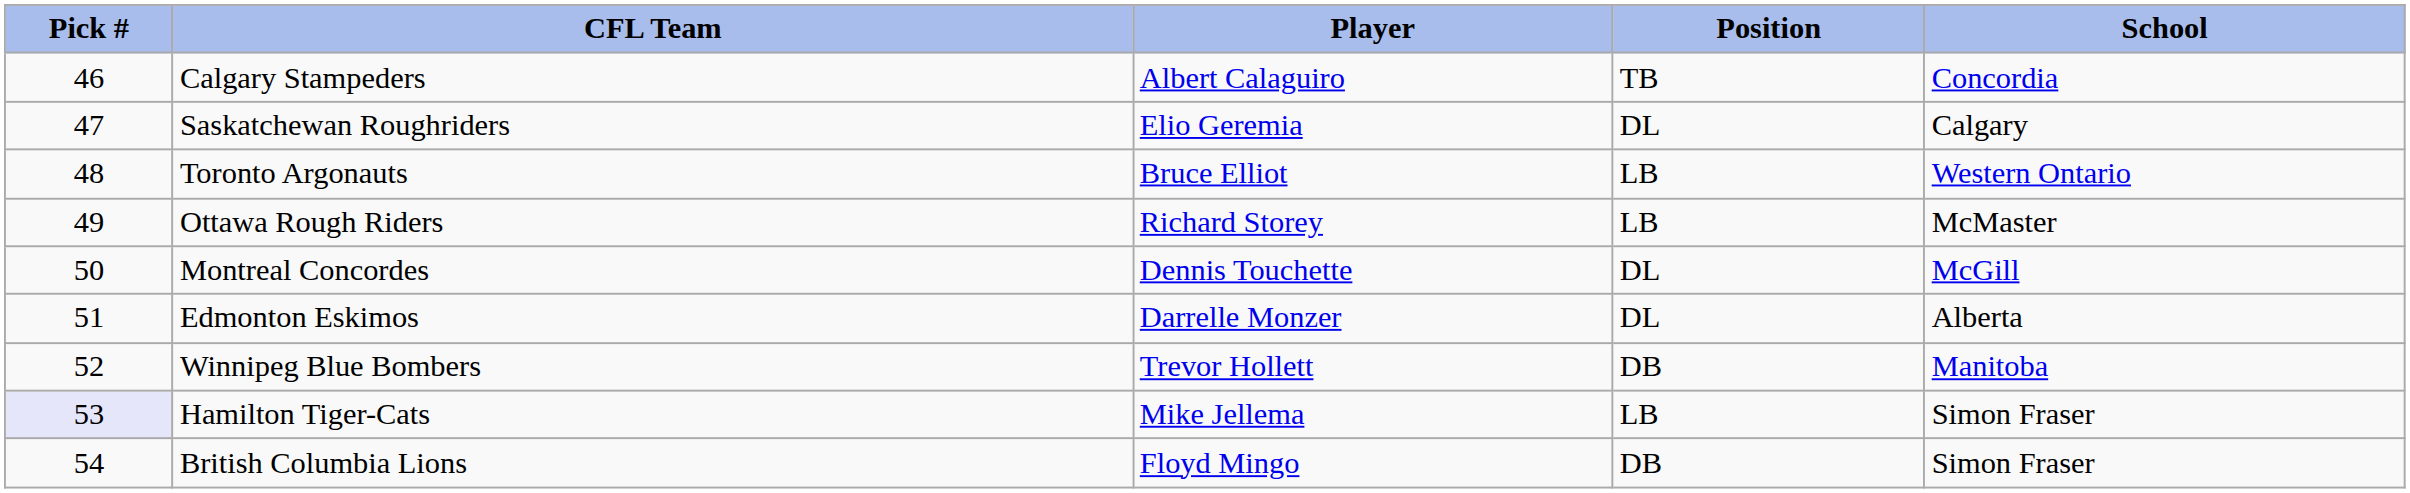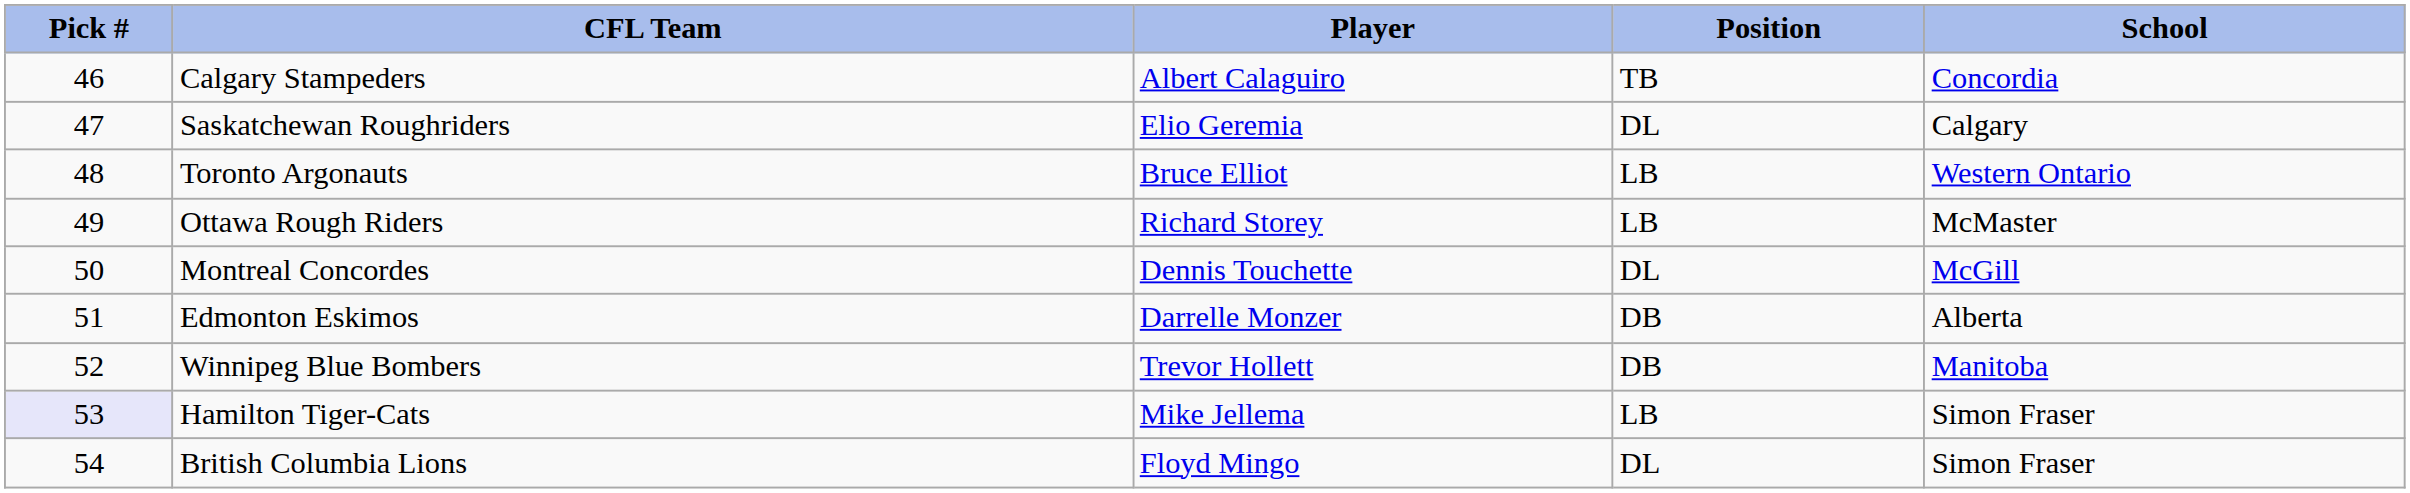(1640, 317) DL -> (1641, 317) DB
(1641, 462) DB -> (1640, 462) DL
